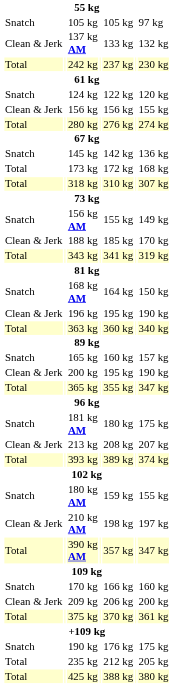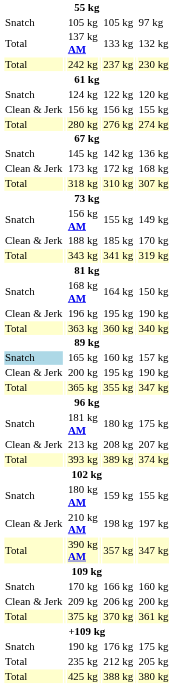(34, 43) Clean & Jerk -> (16, 43) Total
(16, 169) Total -> (34, 169) Clean & Jerk
(20, 358) no background -> (20, 358) lightblue background
